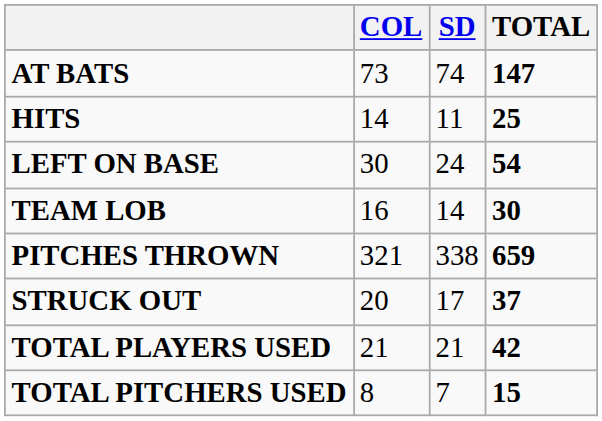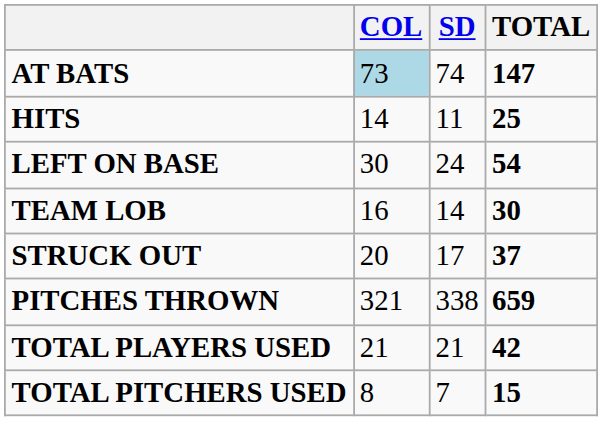(374, 73) no background -> (374, 73) lightblue background
rows swapped: (106, 301) <-> (145, 255)
